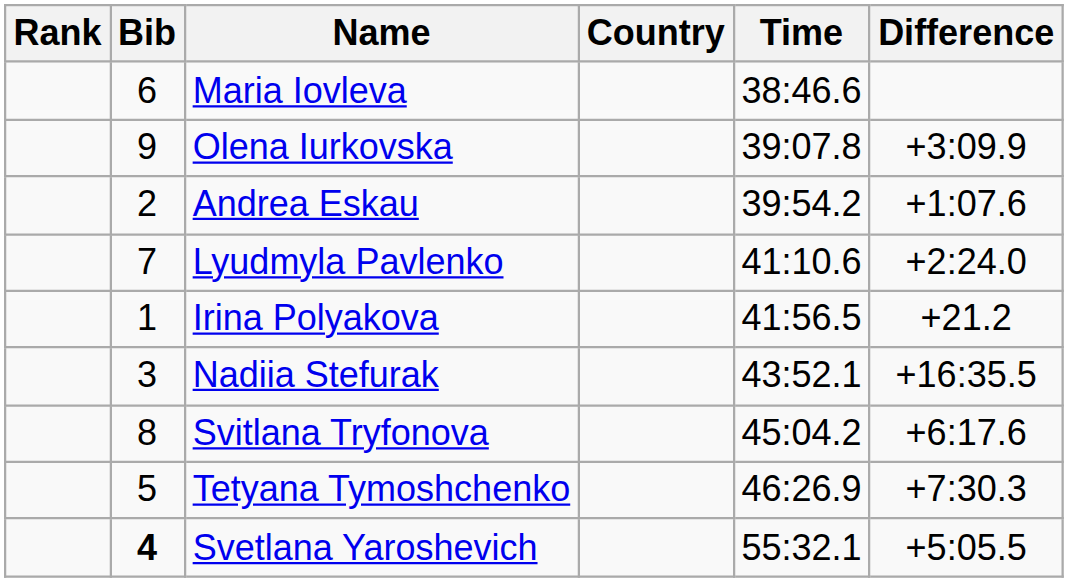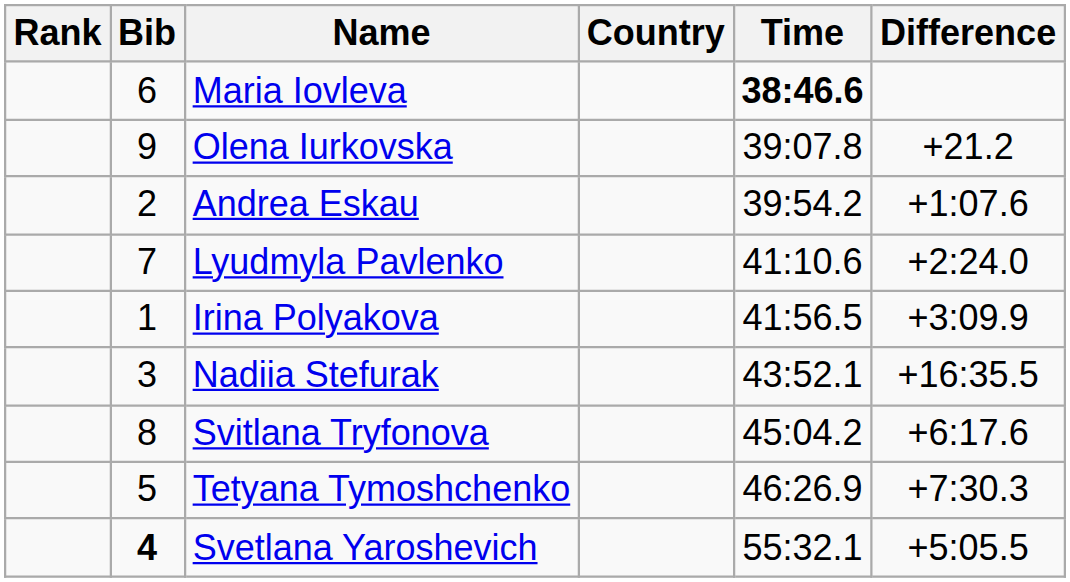(801, 90) normal -> (802, 90) bold
(966, 147) +3:09.9 -> (968, 147) +21.2
(966, 318) +21.2 -> (968, 318) +3:09.9
